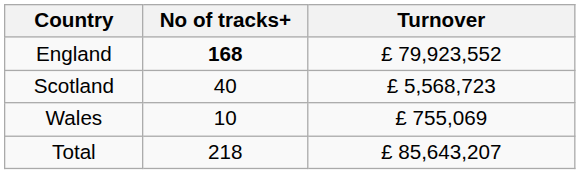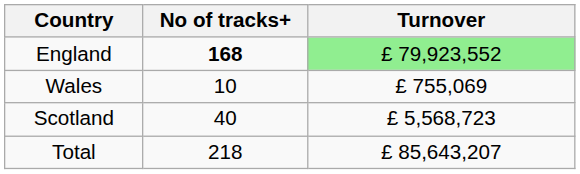(441, 53) no background -> (441, 53) lightgreen background
rows swapped: (74, 119) <-> (74, 86)
